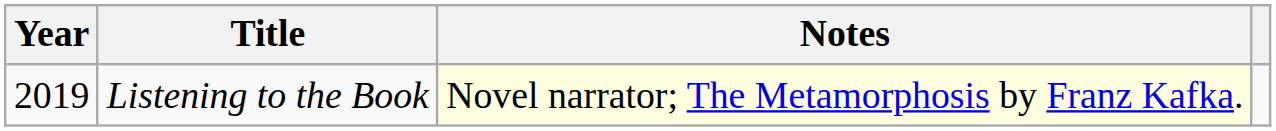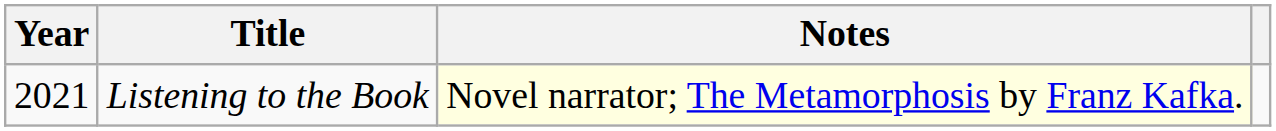(52, 94) 2019 -> (52, 94) 2021
